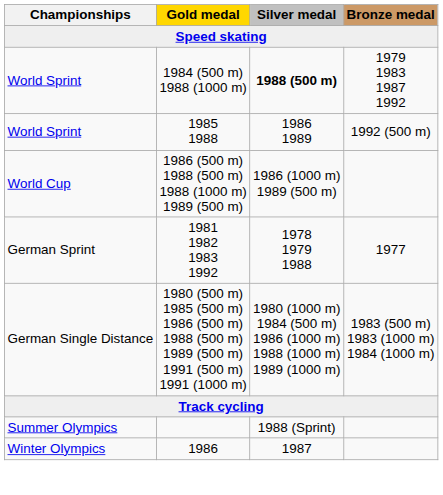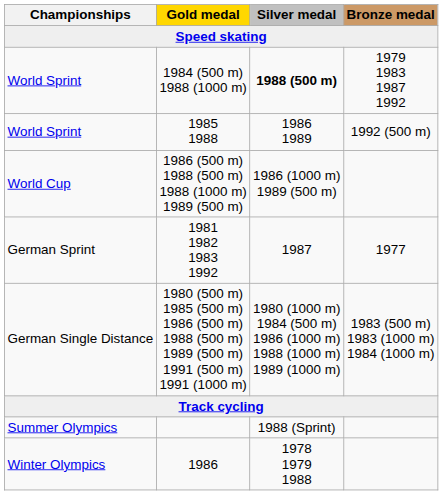(297, 250) 1978 1979 1988 -> (297, 250) 1987
(297, 448) 1987 -> (297, 464) 1978 1979 1988
